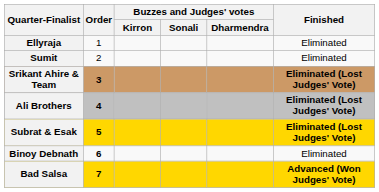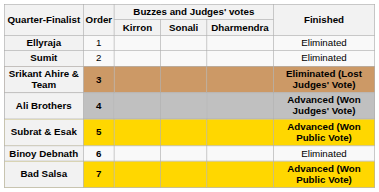(324, 106) Eliminated (Lost Judges' Vote) -> (324, 106) Advanced (Won Judges' Vote)
(324, 132) Eliminated (Lost Judges' Vote) -> (324, 132) Advanced (Won Public Vote)
(324, 174) Advanced (Won Judges' Vote) -> (324, 174) Advanced (Won Public Vote)
